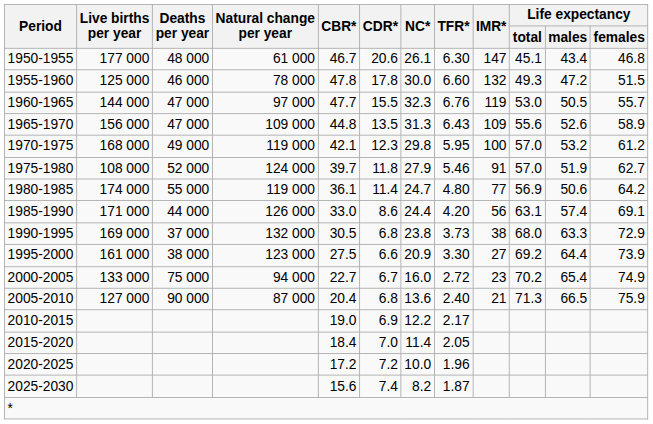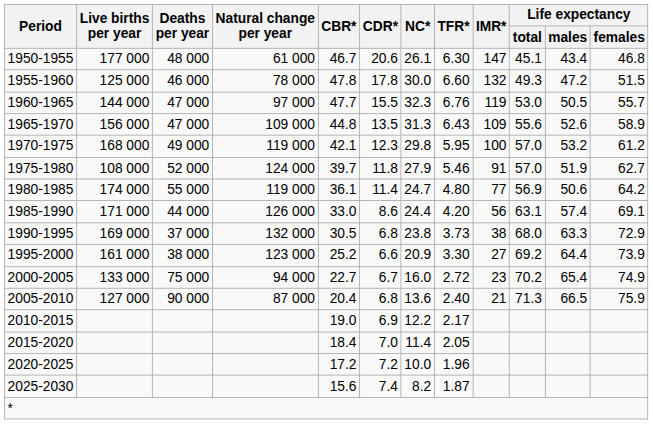(343, 255) 27.5 -> (343, 255) 25.2
